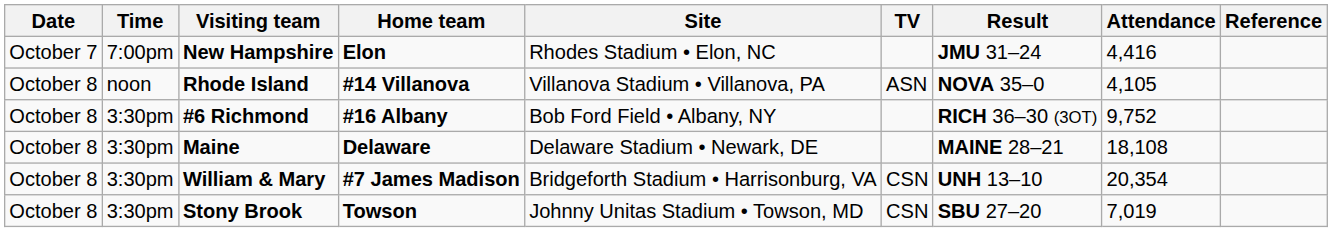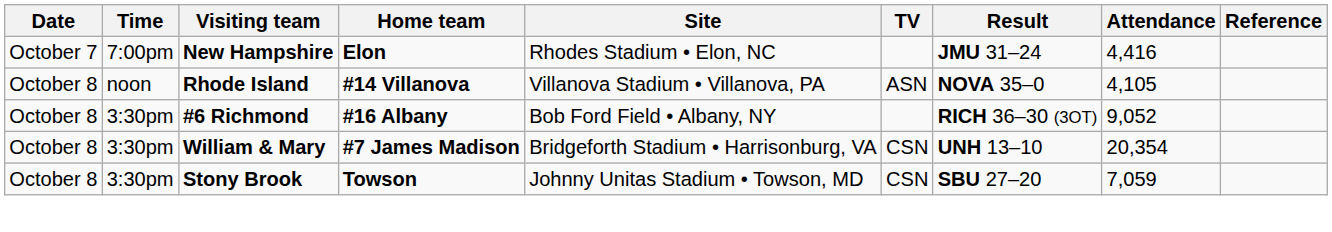(1132, 116) 9,752 -> (1132, 116) 9,052
- row: (211, 148)
(1132, 211) 7,019 -> (1132, 180) 7,059
